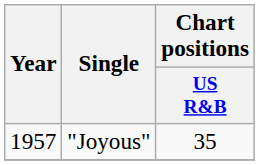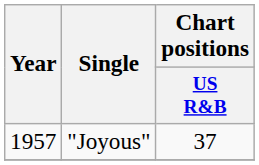(205, 141) 35 -> (205, 141) 37
